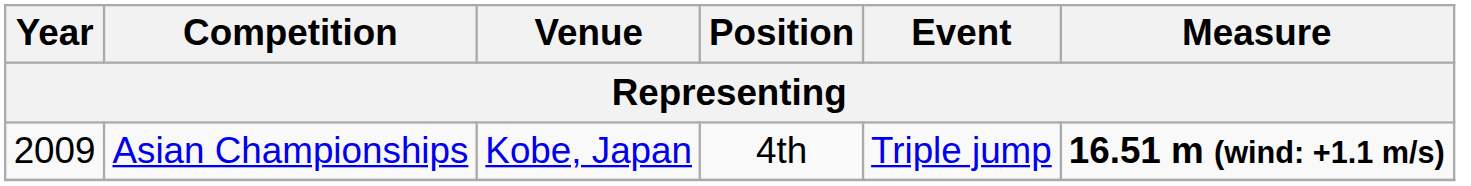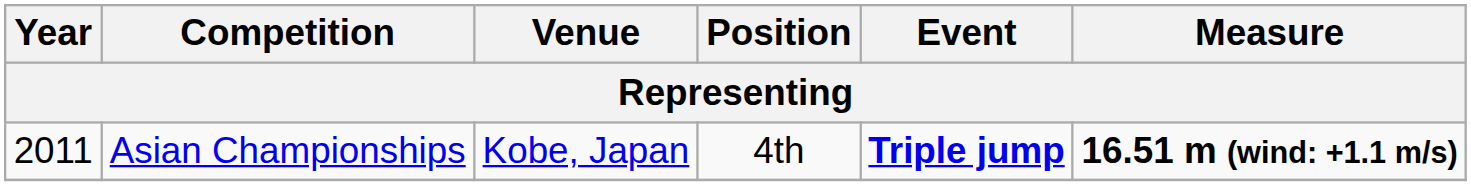(55, 150) 2009 -> (53, 150) 2011
(961, 150) normal -> (967, 150) bold
